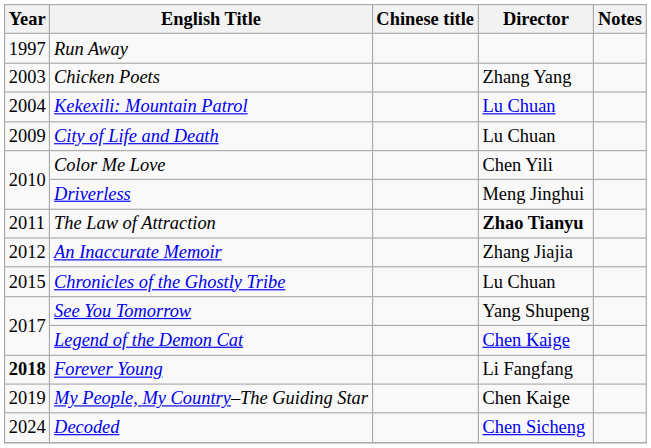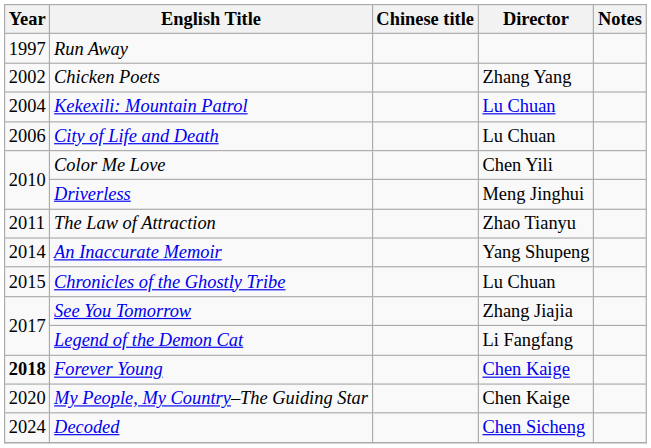(27, 77) 2003 -> (27, 77) 2002
(27, 135) 2009 -> (27, 135) 2006
(533, 223) bold -> (529, 223) normal
(27, 252) 2012 -> (27, 252) 2014
(528, 252) Zhang Jiajia -> (536, 252) Yang Shupeng
(536, 310) Yang Shupeng -> (528, 310) Zhang Jiajia
(526, 340) Chen Kaige -> (528, 340) Li Fangfang
(528, 369) Li Fangfang -> (526, 369) Chen Kaige
(27, 398) 2019 -> (27, 398) 2020
